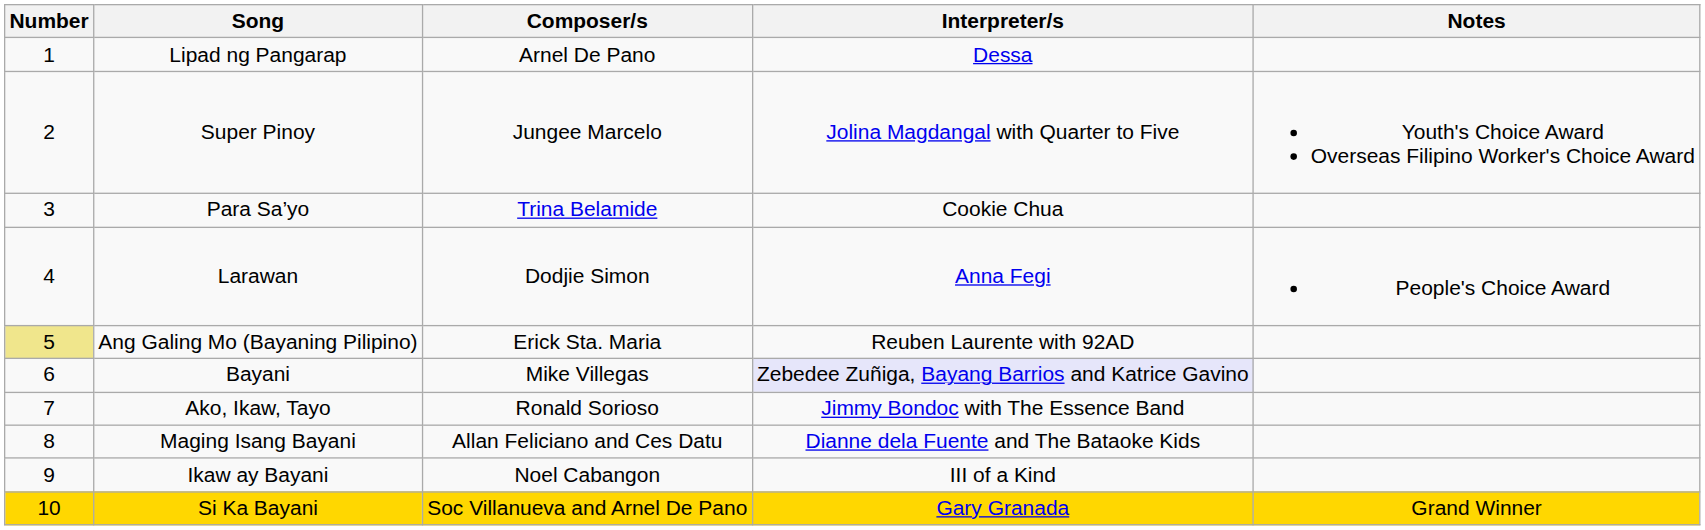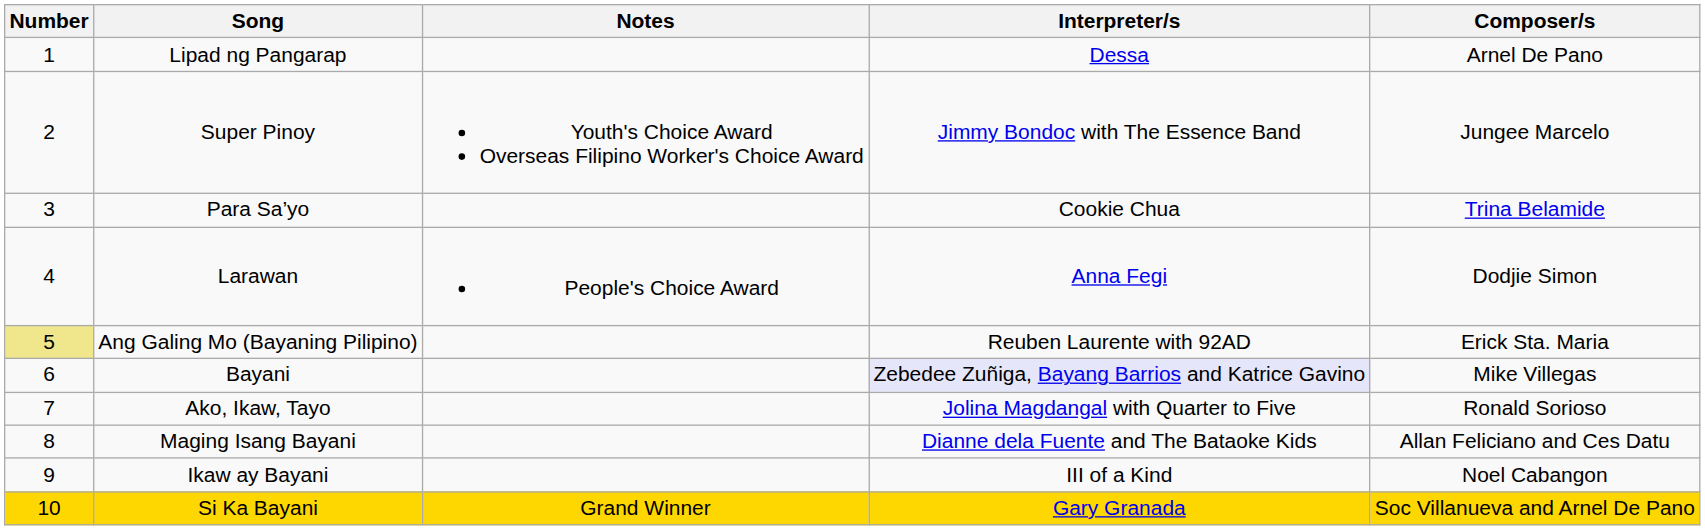columns swapped: (587, 21) <-> (1477, 21)
(1003, 132) Jolina Magdangal with Quarter to Five -> (1119, 132) Jimmy Bondoc with The Essence Band
(1003, 408) Jimmy Bondoc with The Essence Band -> (1119, 408) Jolina Magdangal with Quarter to Five
